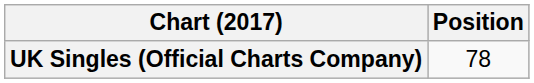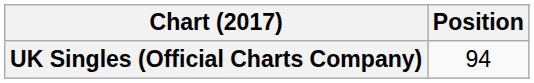(478, 59) 78 -> (478, 59) 94
